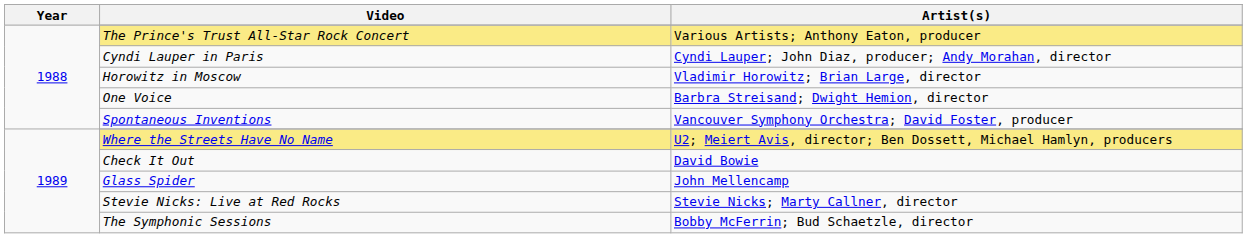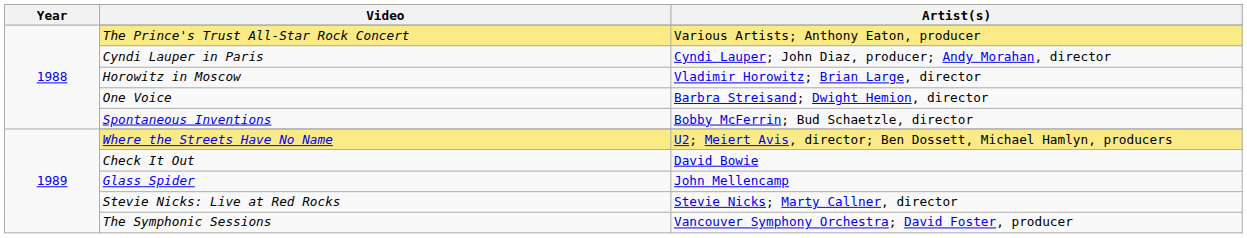(873, 119) Vancouver Symphony Orchestra; David Foster, producer -> (824, 119) Bobby McFerrin; Bud Schaetzle, director
(824, 223) Bobby McFerrin; Bud Schaetzle, director -> (873, 223) Vancouver Symphony Orchestra; David Foster, producer
